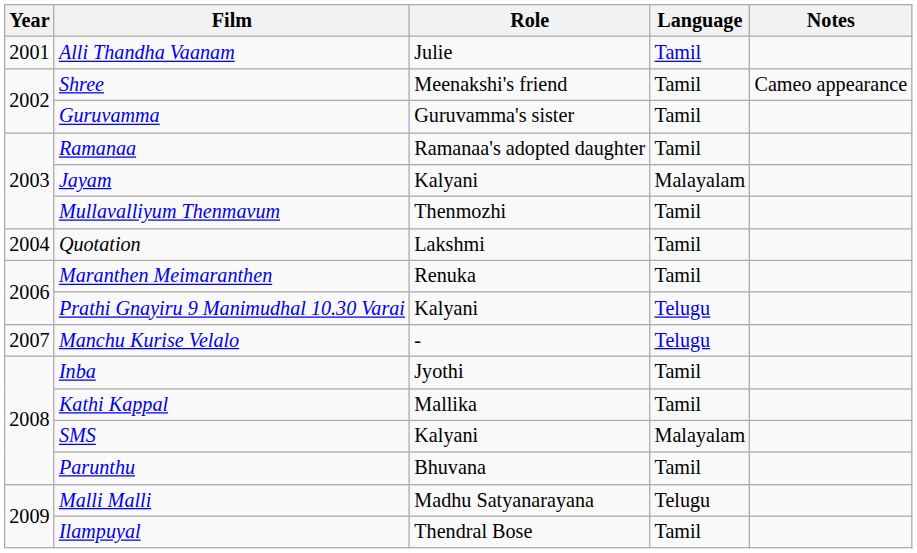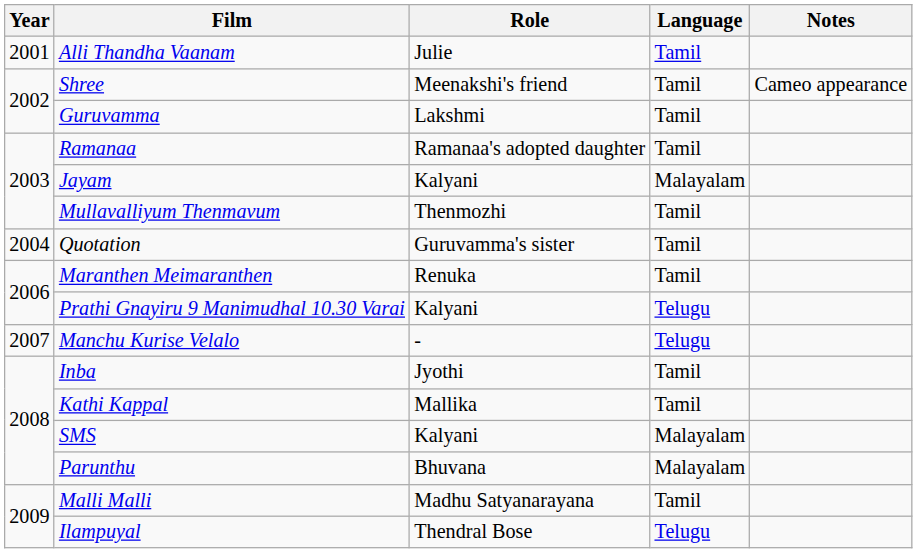(494, 116) Guruvamma's sister -> (450, 116) Lakshmi
(450, 244) Lakshmi -> (494, 244) Guruvamma's sister
(678, 468) Tamil -> (700, 468) Malayalam
(682, 500) Telugu -> (678, 500) Tamil
(678, 532) Tamil -> (682, 532) Telugu
